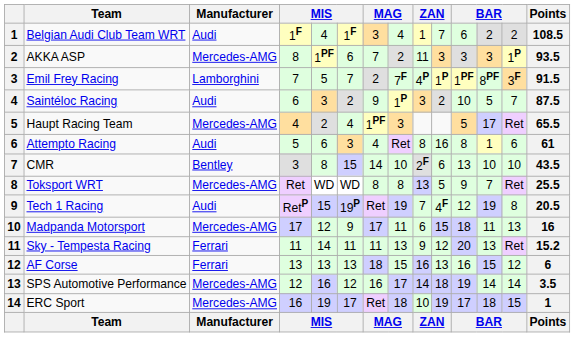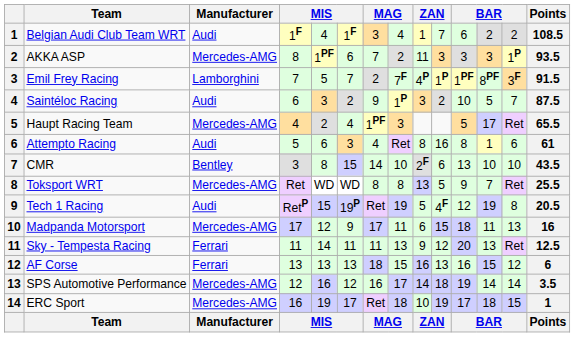(422, 206) 7 -> (422, 206) 5
(548, 245) 15.2 -> (548, 245) 12.5
